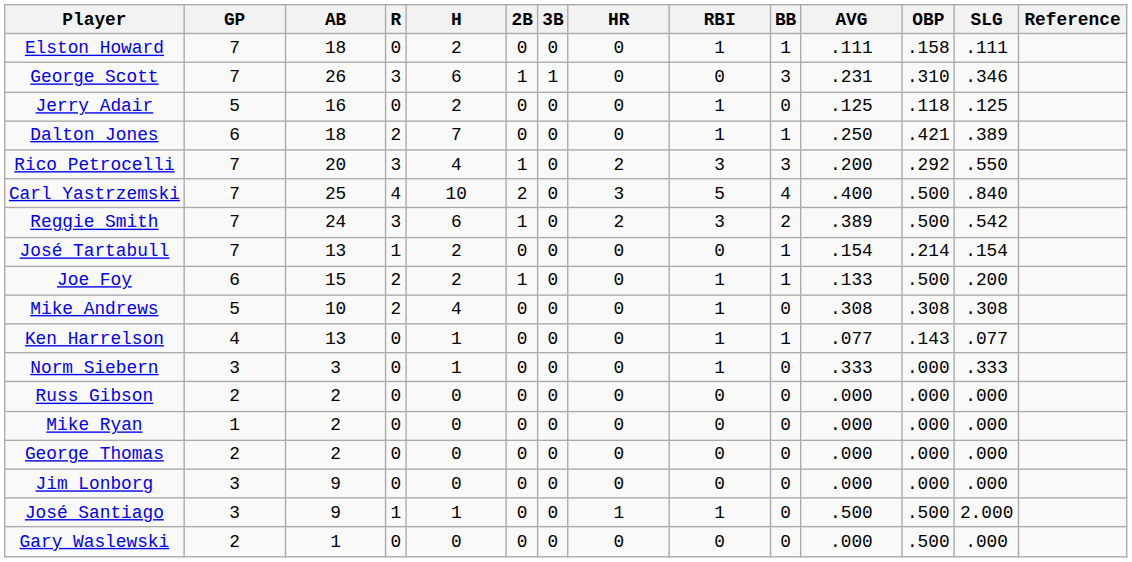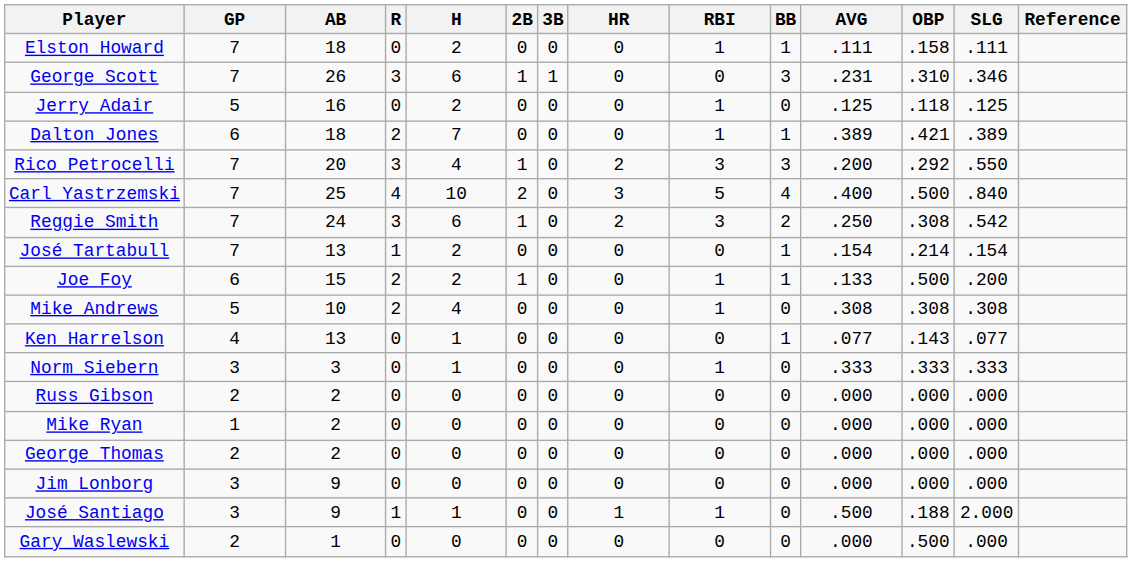(851, 135) .250 -> (851, 135) .389
(851, 222) .389 -> (851, 222) .250
(928, 222) .500 -> (928, 222) .308
(720, 338) 1 -> (720, 338) 0
(928, 368) .000 -> (928, 368) .333
(928, 513) .500 -> (928, 513) .188
